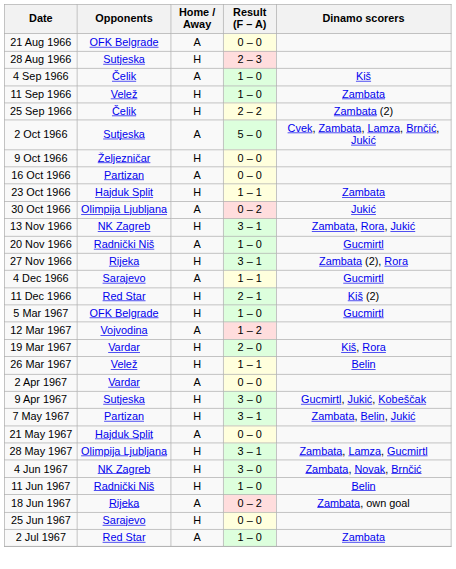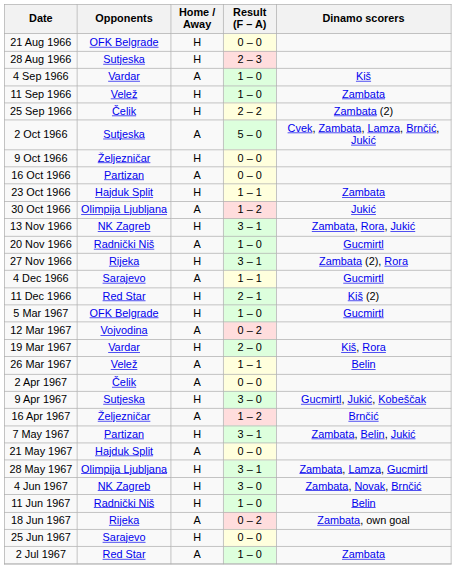(197, 42) A -> (197, 42) H
(124, 77) Čelik -> (124, 77) Vardar
(250, 210) 0 – 2 -> (250, 210) 1 – 2
(250, 330) 1 – 2 -> (250, 330) 0 – 2
(197, 365) H -> (197, 365) A
(124, 382) Vardar -> (124, 382) Čelik
+ row: (41, 417)
